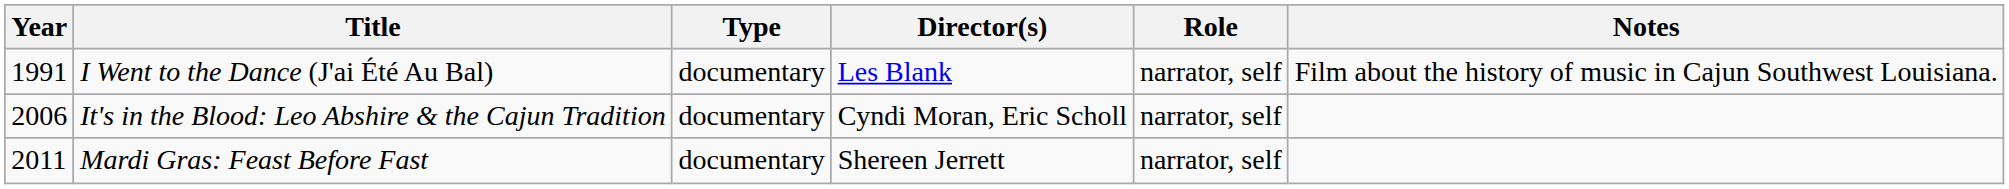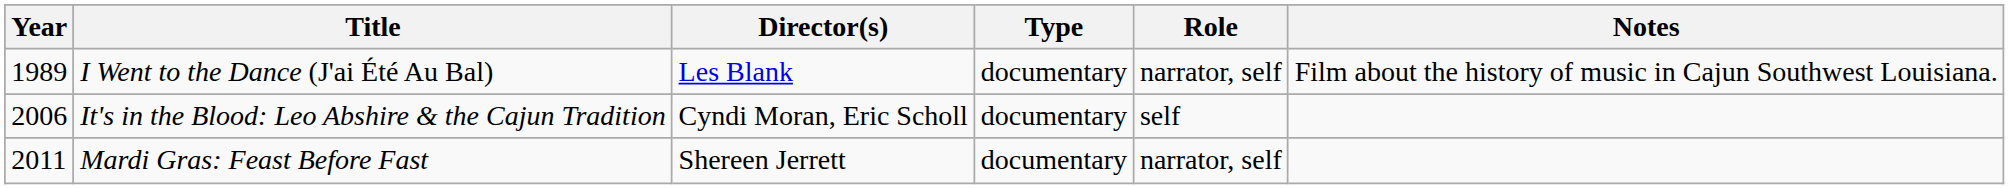columns swapped: (752, 26) <-> (982, 26)
(39, 71) 1991 -> (39, 71) 1989
(1211, 115) narrator, self -> (1160, 115) self
